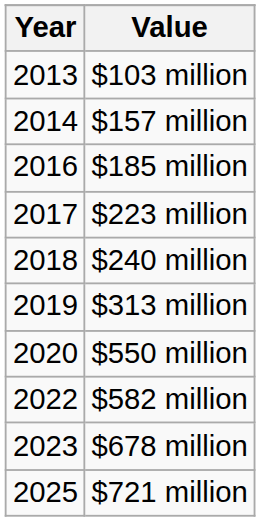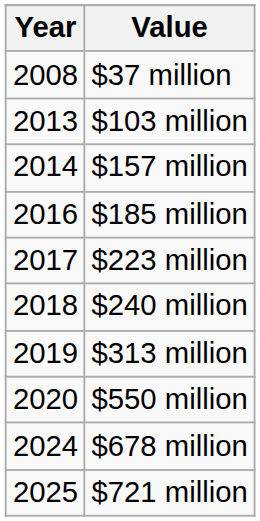+ row: (161, 74)
- row: (170, 399)
(45, 445) 2023 -> (45, 445) 2024
